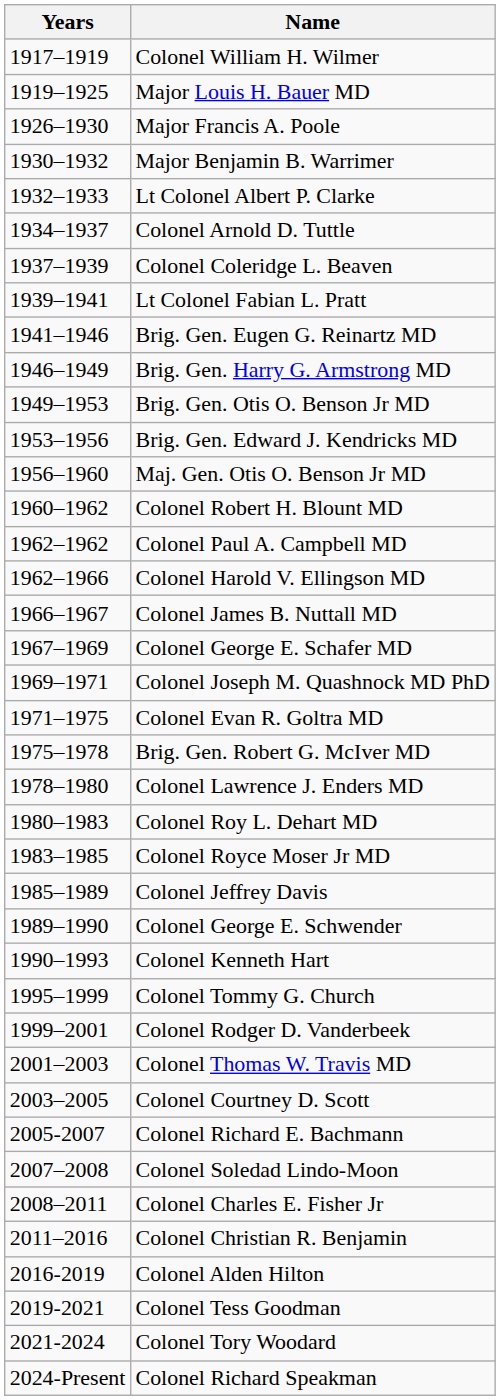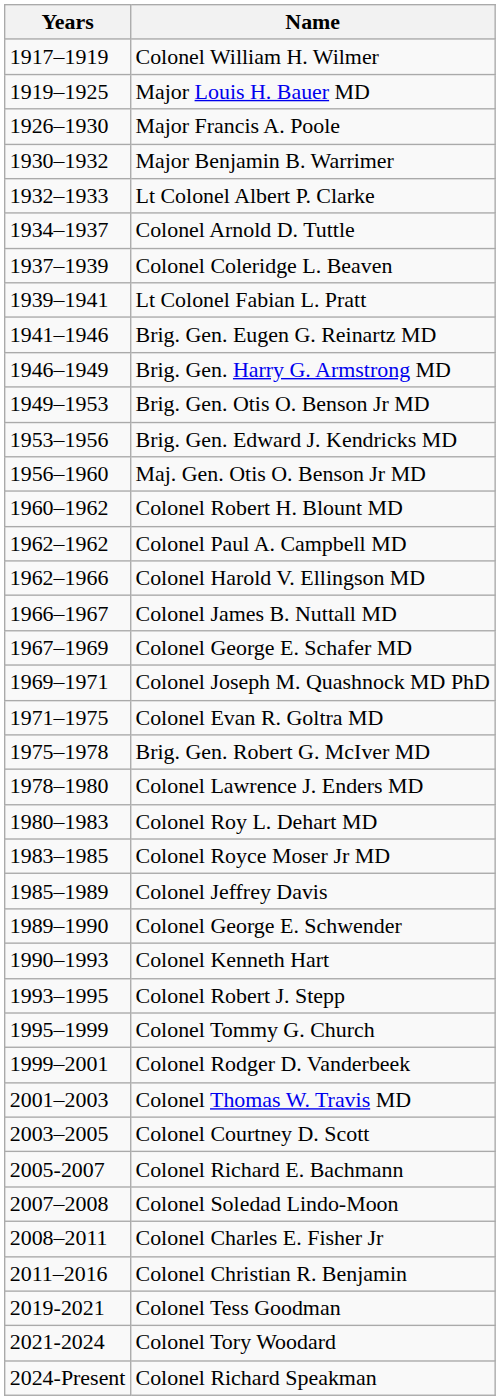+ row: (240, 995)
- row: (230, 1273)
